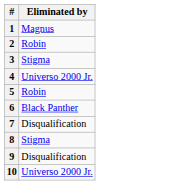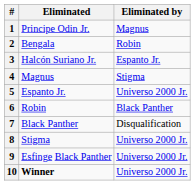+ column: (66, 12)
(36, 60) Stigma -> (138, 60) Espanto Jr.
(57, 76) Universo 2000 Jr. -> (130, 76) Stigma
(34, 92) Robin -> (152, 92) Universo 2000 Jr.
(36, 140) Stigma -> (152, 140) Universo 2000 Jr.
(54, 156) Disqualification -> (152, 156) Universo 2000 Jr.
